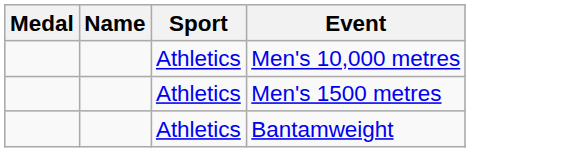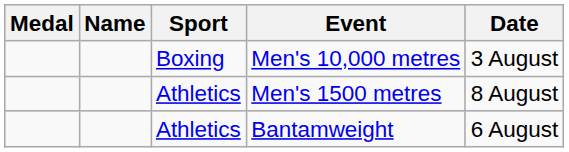+ column: (514, 23)
(198, 58) Athletics -> (190, 58) Boxing
